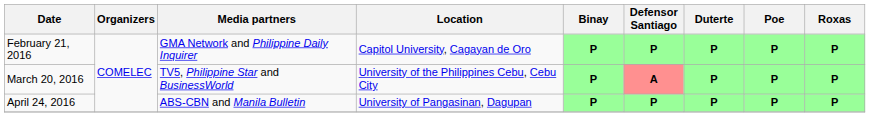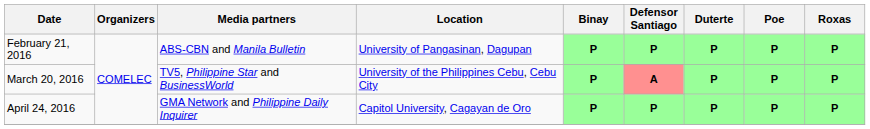(244, 49) GMA Network and Philippine Daily Inquirer -> (233, 49) ABS-CBN and Manila Bulletin
(445, 49) Capitol University, Cagayan de Oro -> (445, 49) University of Pangasinan, Dagupan
(233, 103) ABS-CBN and Manila Bulletin -> (244, 109) GMA Network and Philippine Daily Inquirer
(445, 103) University of Pangasinan, Dagupan -> (445, 109) Capitol University, Cagayan de Oro
